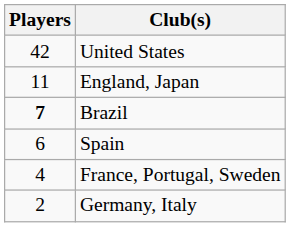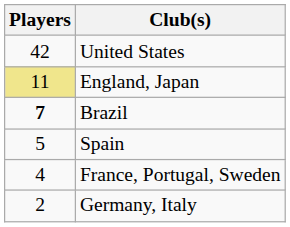(40, 81) no background -> (40, 81) khaki background
(40, 143) 6 -> (40, 143) 5
